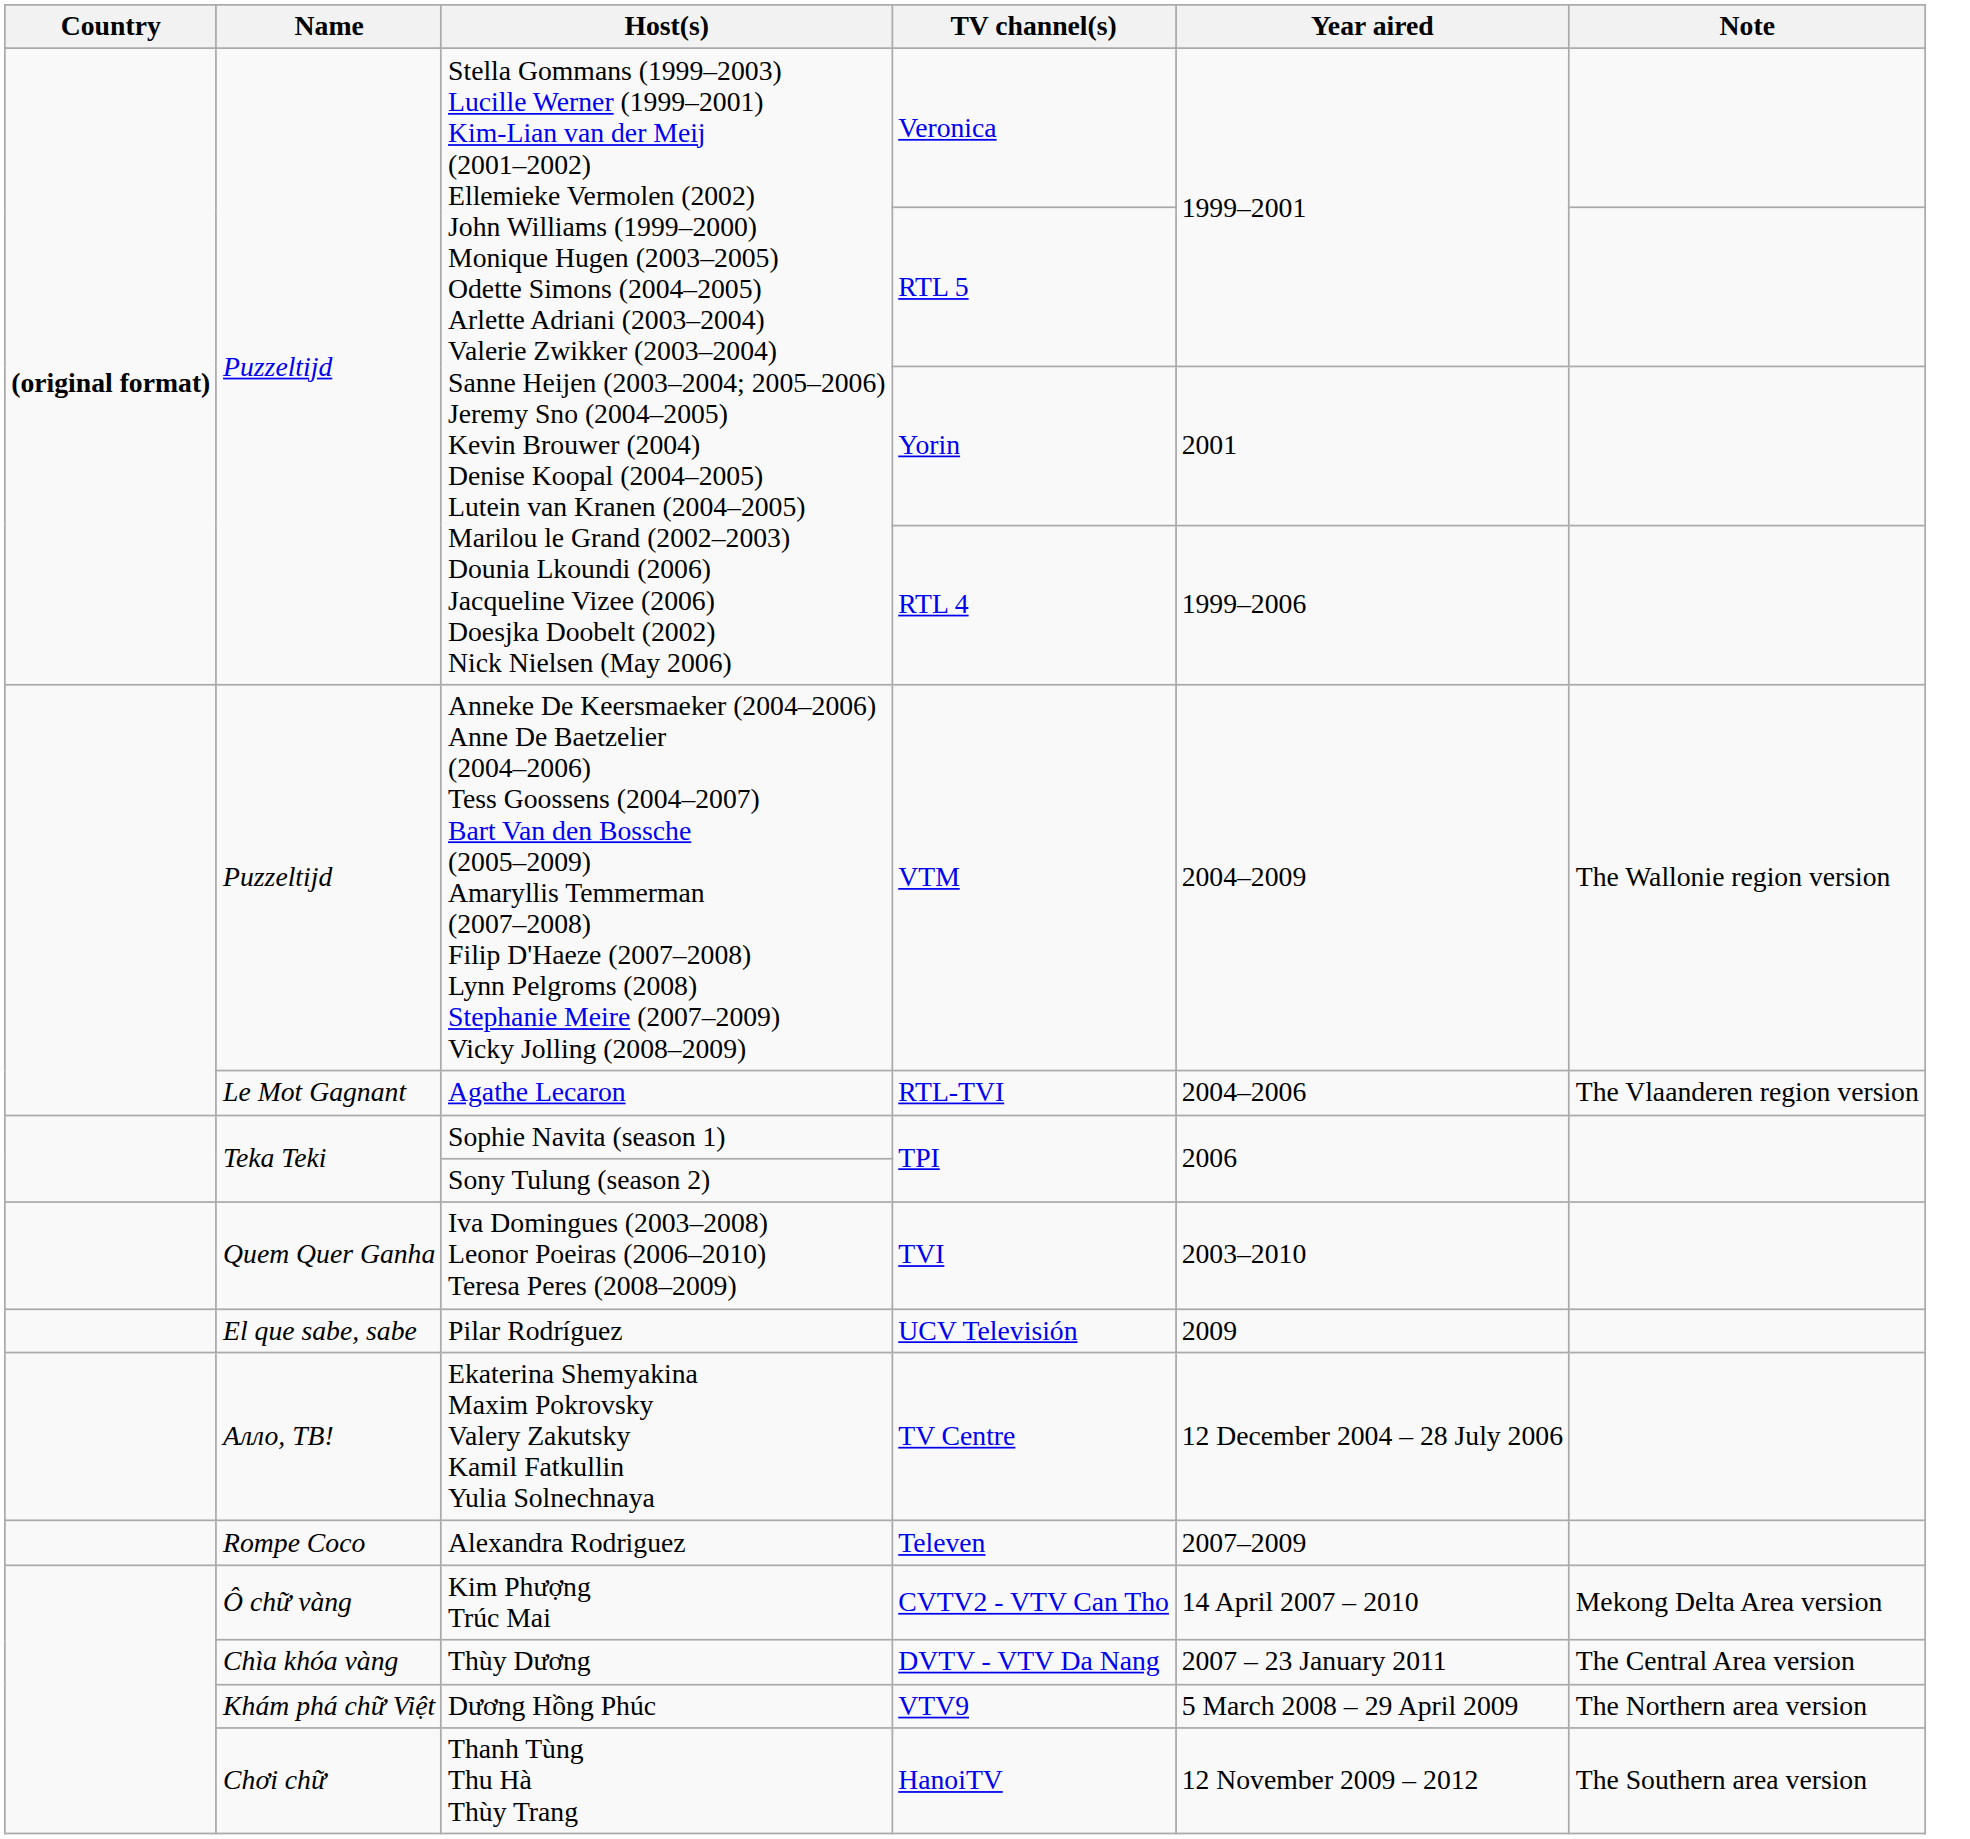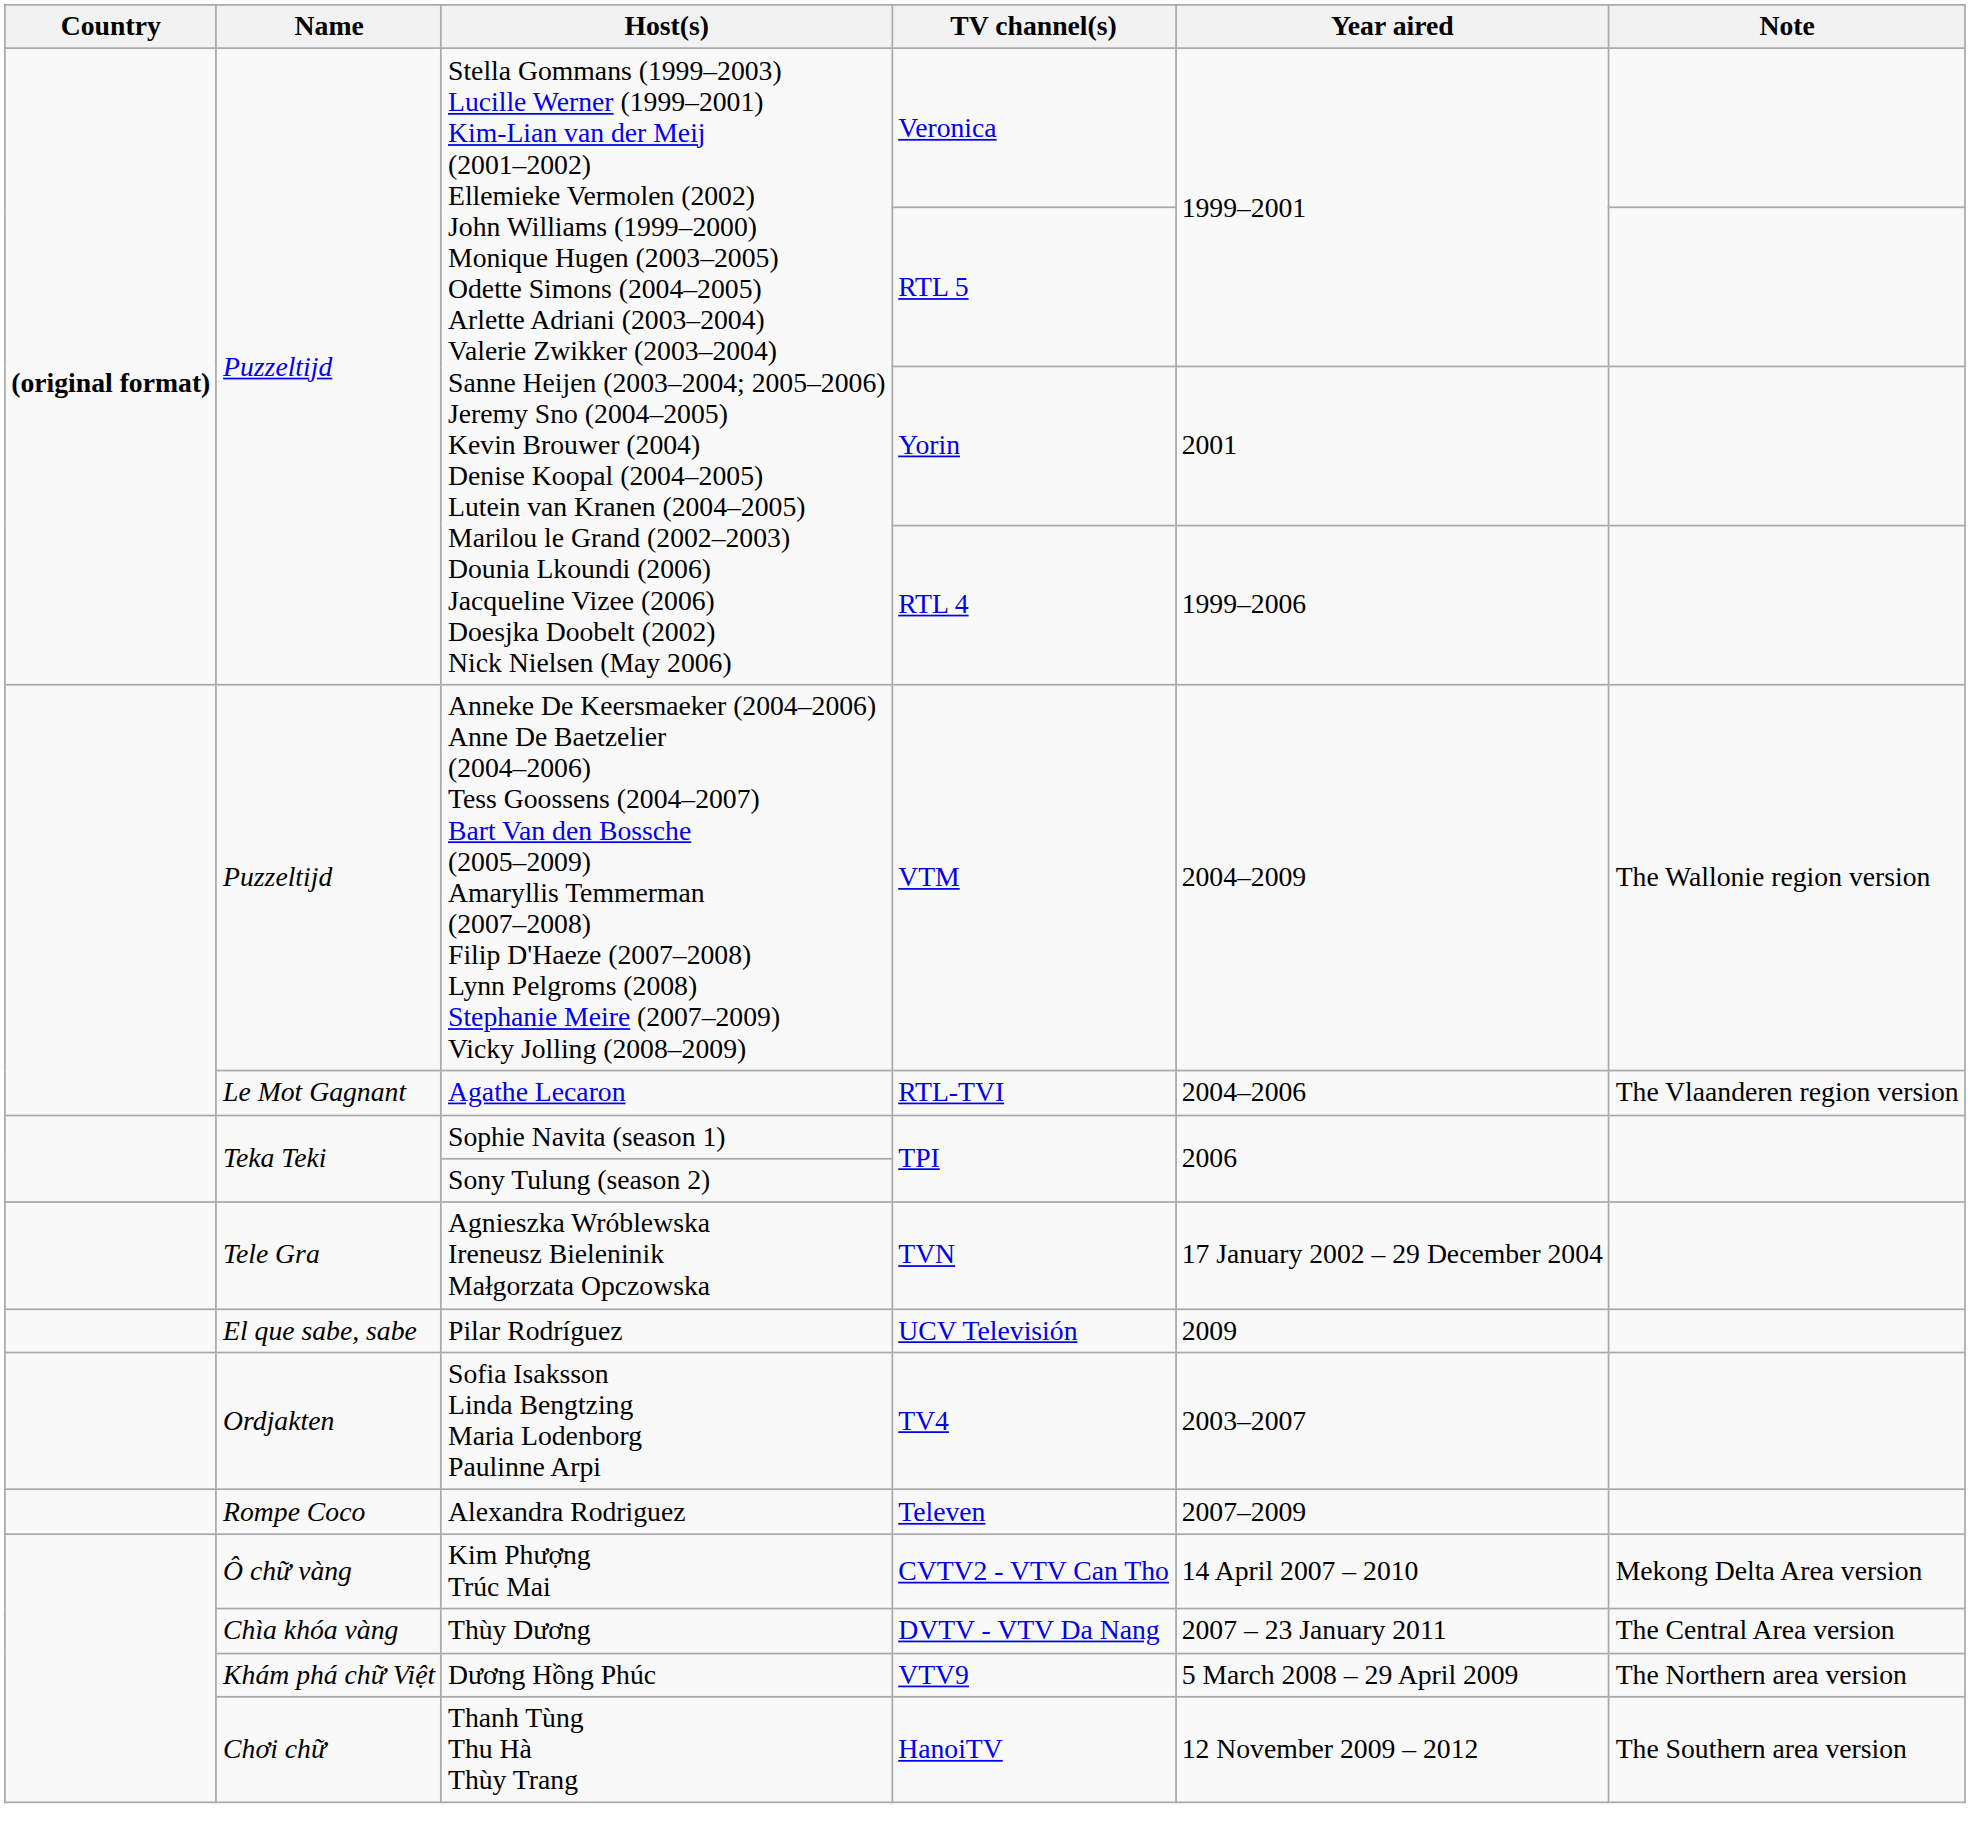+ row: (579, 1255)
- row: (608, 1255)
+ row: (545, 1420)
- row: (573, 1436)
